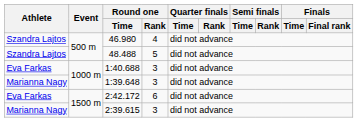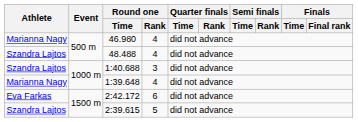(36, 40) Szandra Lajtos -> (37, 40) Marianna Nagy
(155, 54) 5 -> (155, 54) 4
(29, 68) Eva Farkas -> (36, 68) Szandra Lajtos
(155, 82) 3 -> (155, 82) 4
(37, 110) Marianna Nagy -> (36, 110) Szandra Lajtos
(155, 110) 3 -> (155, 110) 5
